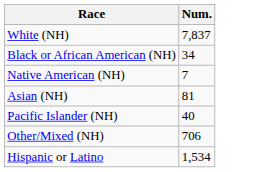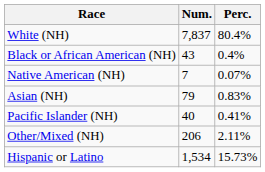+ column: (238, 14)
(188, 55) 34 -> (188, 55) 43
(188, 95) 81 -> (188, 95) 79
(191, 136) 706 -> (191, 136) 206
